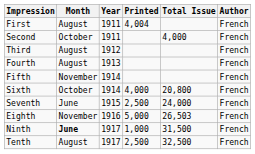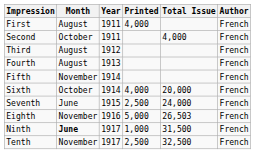(137, 24) 4,004 -> (137, 24) 4,000
(177, 90) 20,800 -> (177, 90) 20,000
(73, 142) August -> (78, 142) November
